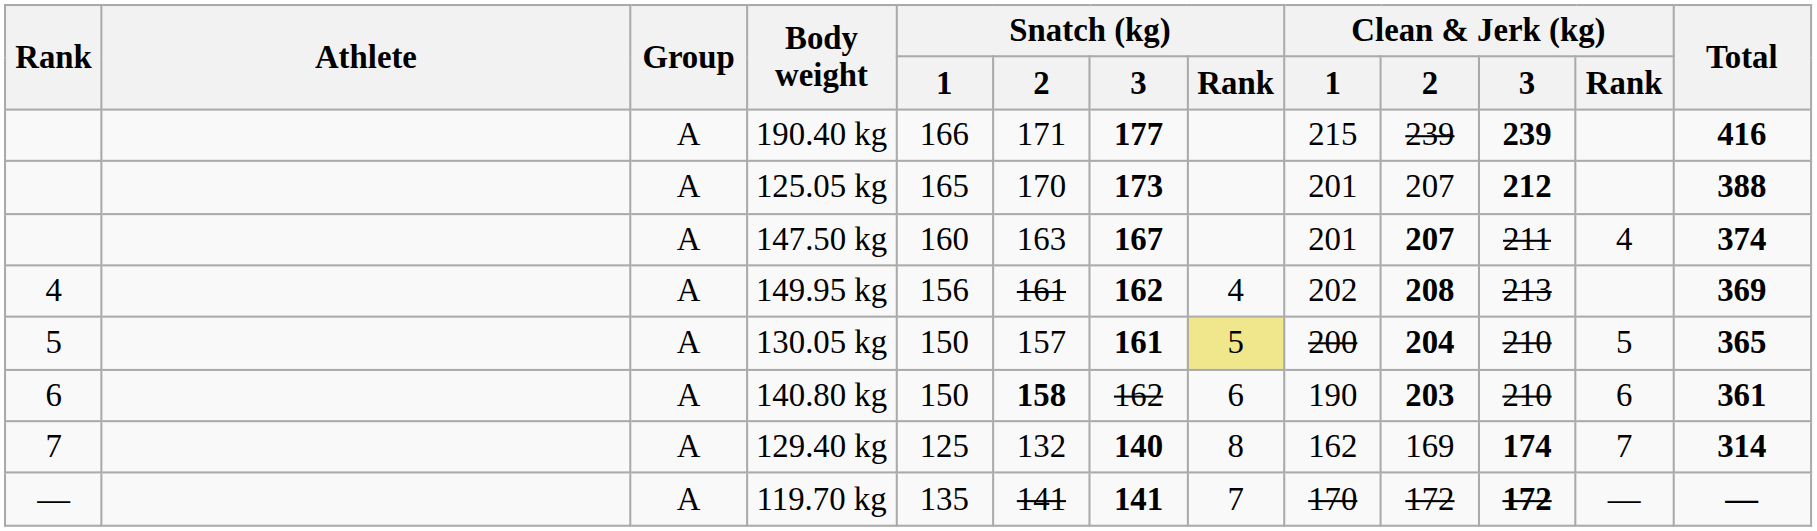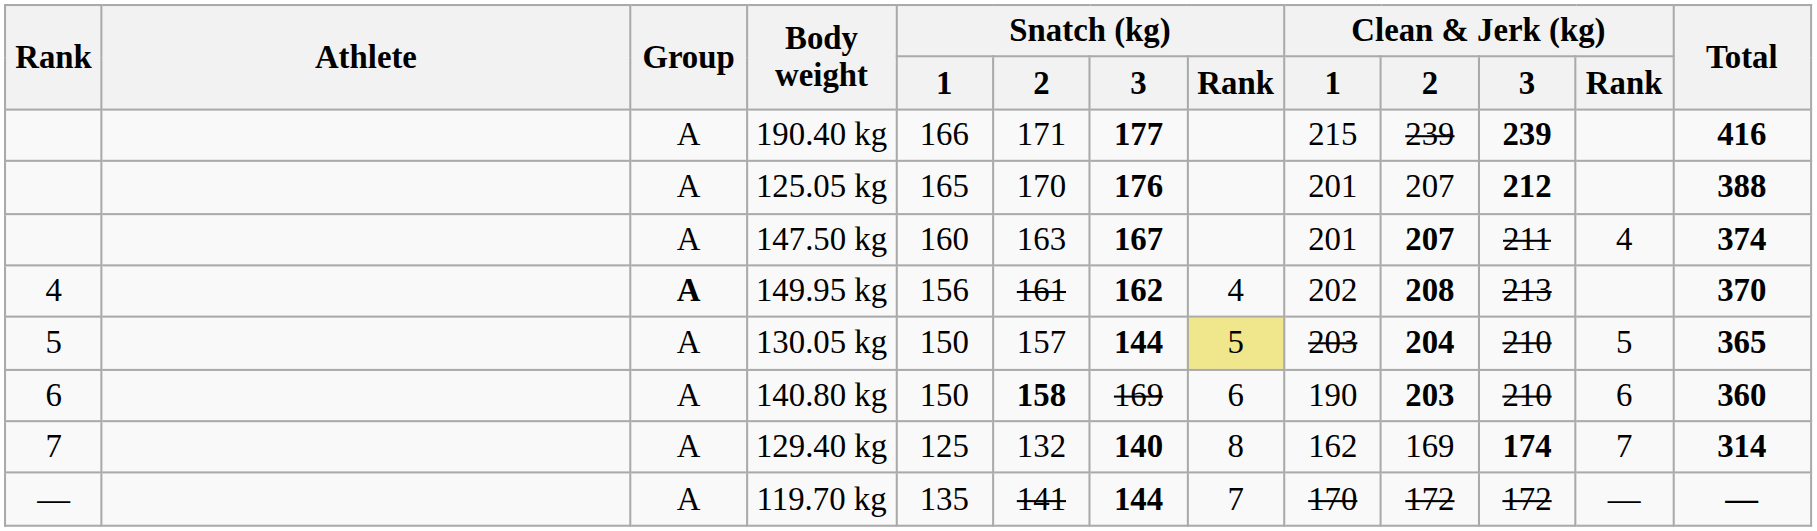(1139, 186) 173 -> (1139, 186) 176
(689, 290) normal -> (689, 290) bold
(1742, 290) 369 -> (1742, 290) 370
(1139, 342) 161 -> (1139, 342) 144
(1333, 342) 200 -> (1333, 342) 203
(1139, 394) 162 -> (1139, 394) 169
(1742, 394) 361 -> (1742, 394) 360
(1139, 498) 141 -> (1139, 498) 144
(1527, 498) bold -> (1527, 498) normal
